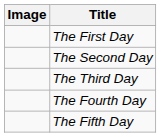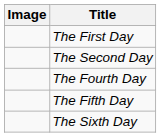- row: (95, 79)
+ row: (95, 121)
